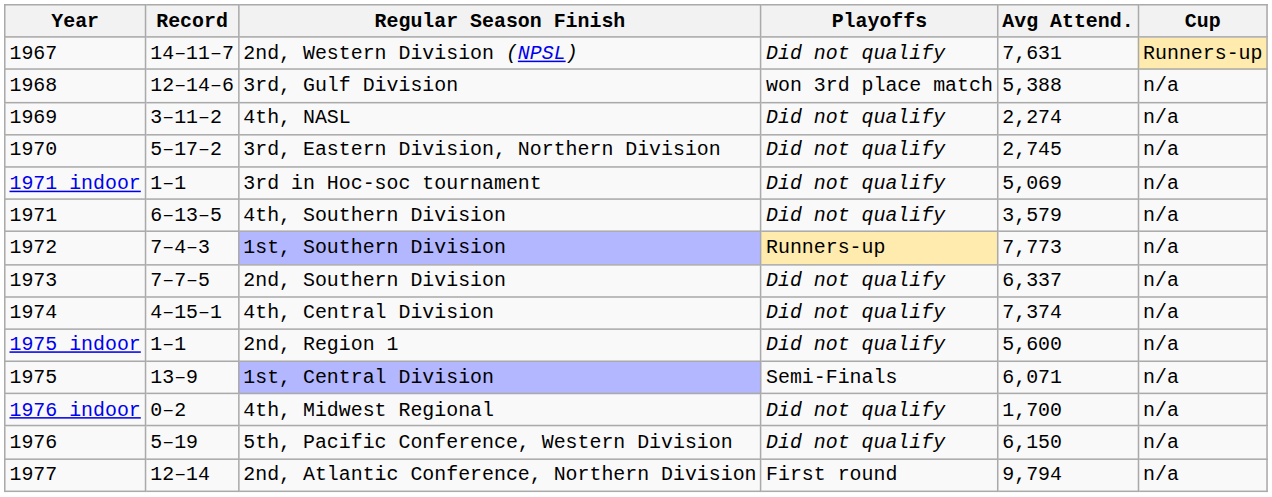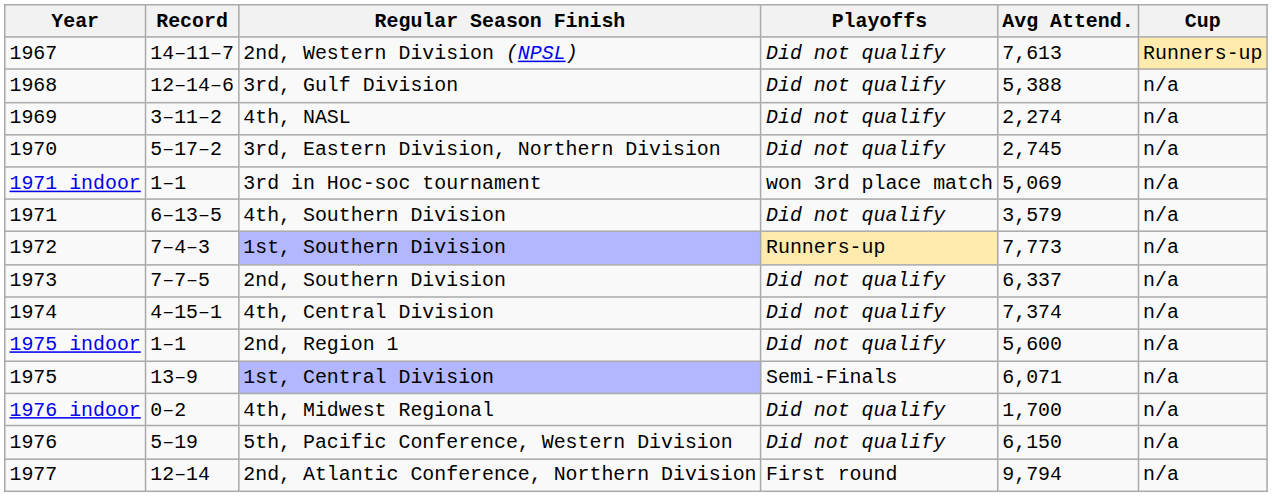(1032, 53) 7,631 -> (1032, 53) 7,613
(879, 86) won 3rd place match -> (856, 86) Did not qualify
(856, 183) Did not qualify -> (879, 183) won 3rd place match
